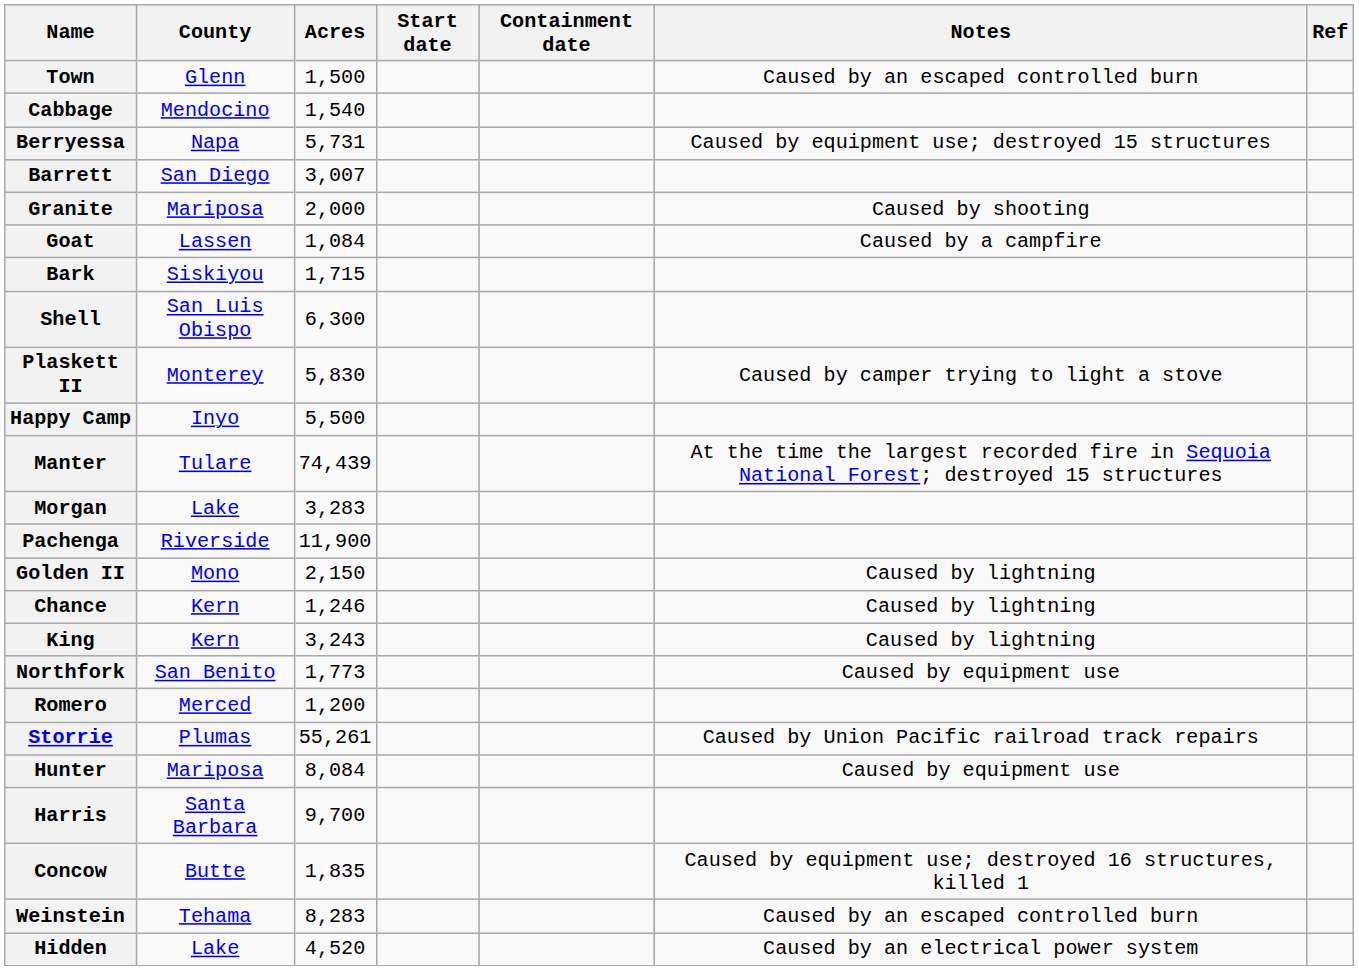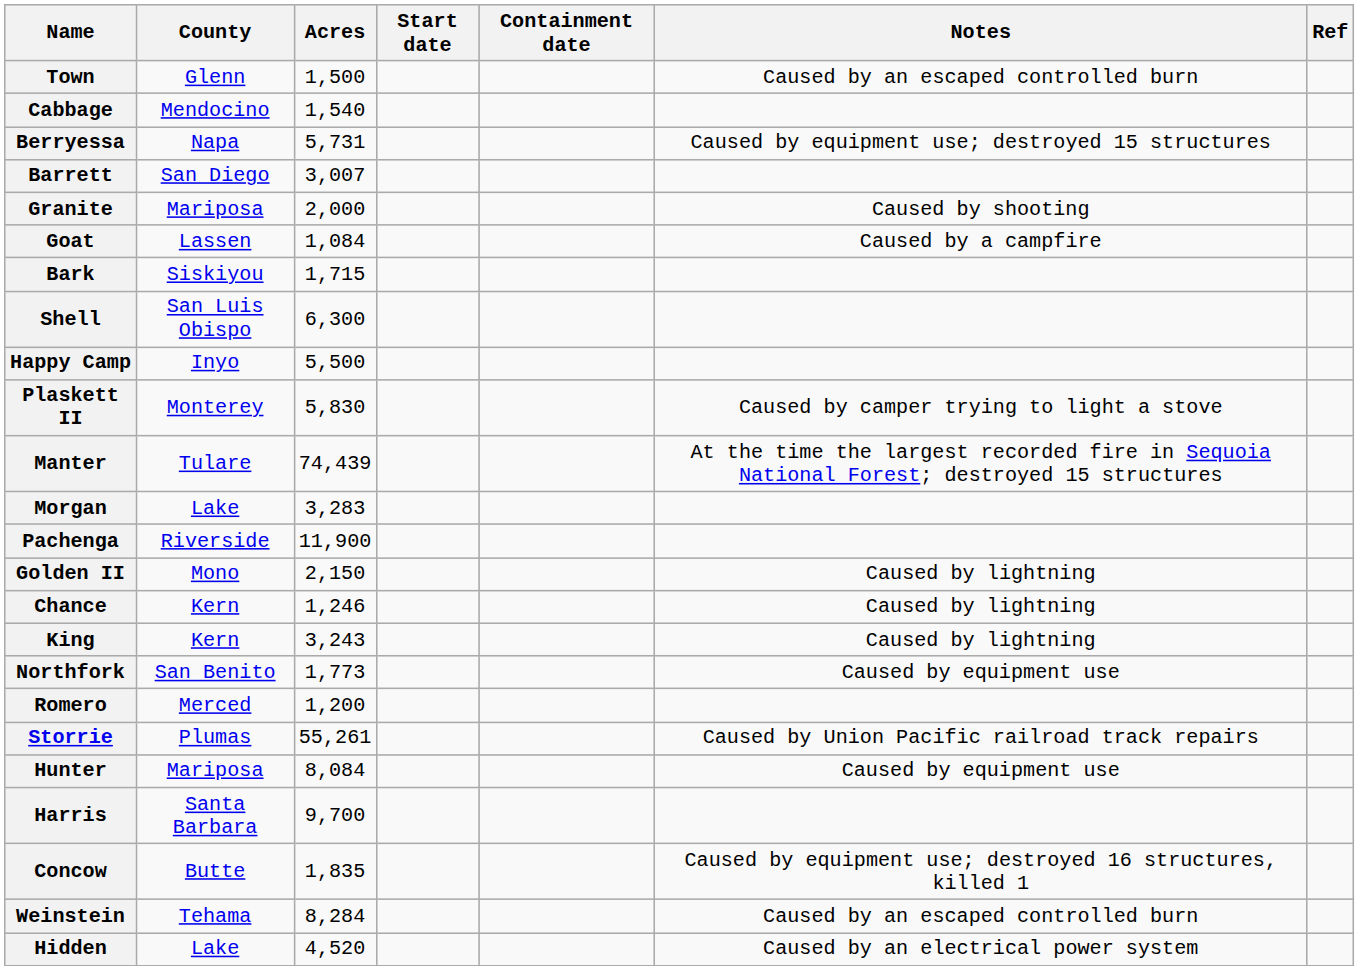rows swapped: (71, 375) <-> (71, 419)
(335, 916) 8,283 -> (335, 916) 8,284
